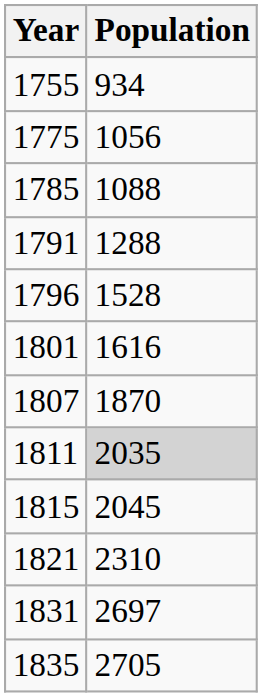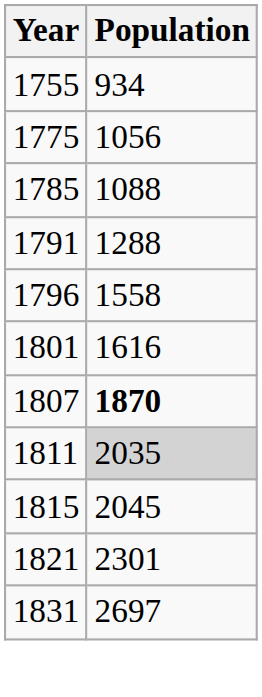(128, 294) 1528 -> (128, 294) 1558
(128, 400) normal -> (128, 400) bold
(128, 558) 2310 -> (128, 558) 2301
- row: (46, 664)
